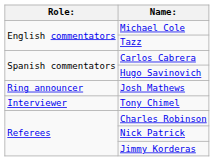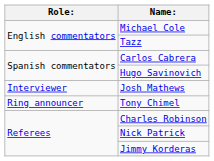(45, 88) Ring announcer -> (37, 88) Interviewer
(37, 103) Interviewer -> (45, 103) Ring announcer
